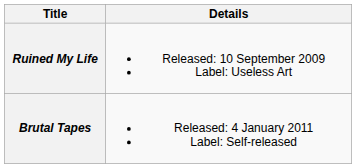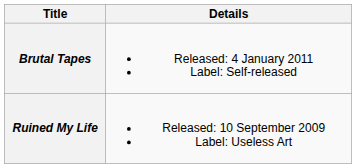rows swapped: (55, 58) <-> (55, 128)
